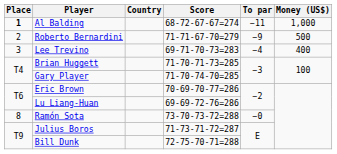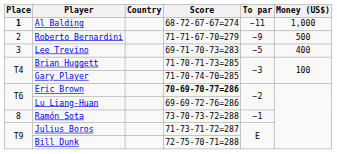(257, 51) −4 -> (257, 51) −5
(202, 90) normal -> (202, 90) bold
(257, 117) −0 -> (257, 117) −1
